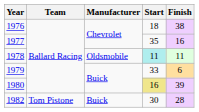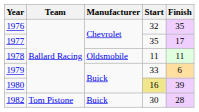(154, 26) 18 -> (154, 26) 32
(180, 26) 38 -> (180, 26) 35
(180, 41) 16 -> (180, 41) 17
(154, 56) paleturquoise background -> (154, 56) no background
